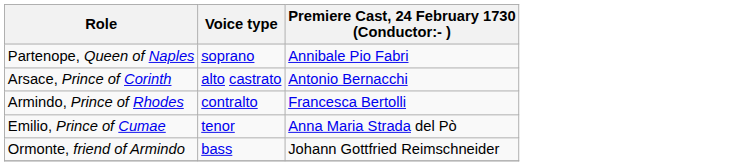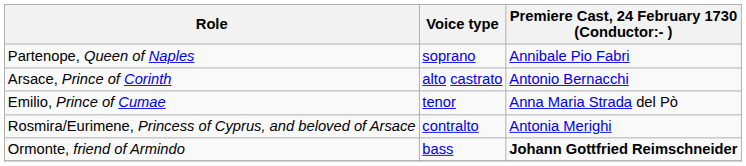- row: (96, 102)
+ row: (212, 126)
(394, 149) normal -> (623, 149) bold
